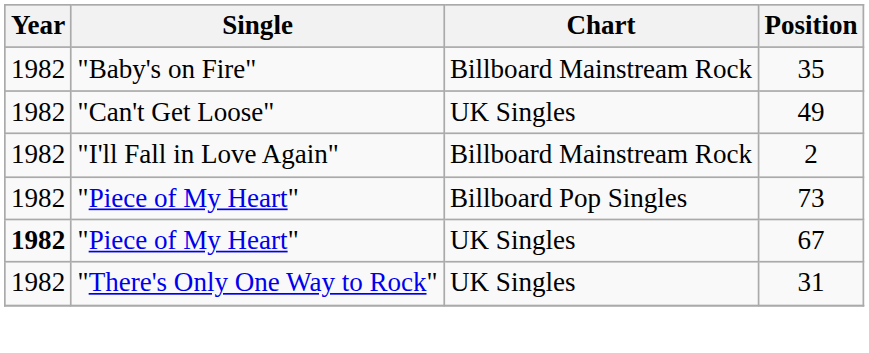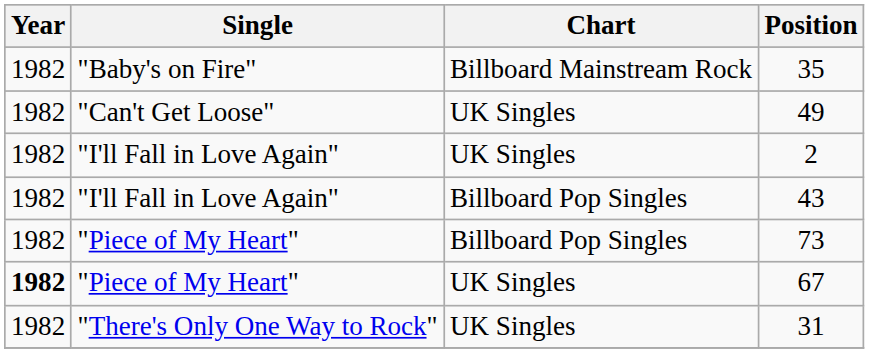(601, 154) Billboard Mainstream Rock -> (513, 154) UK Singles
+ row: (811, 197)
